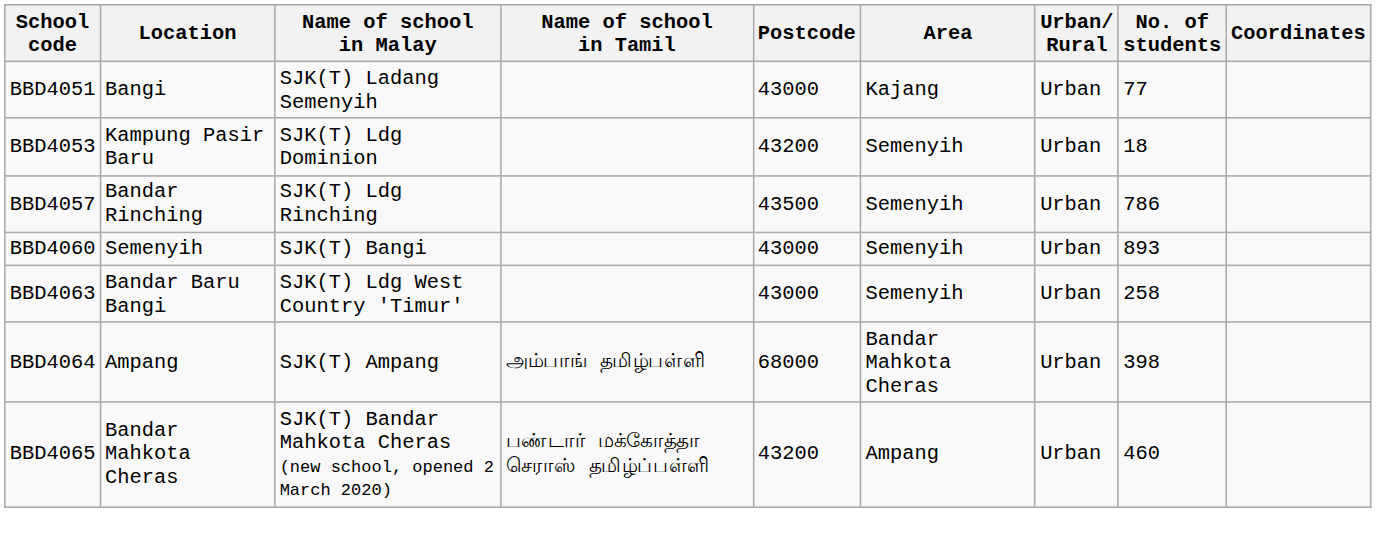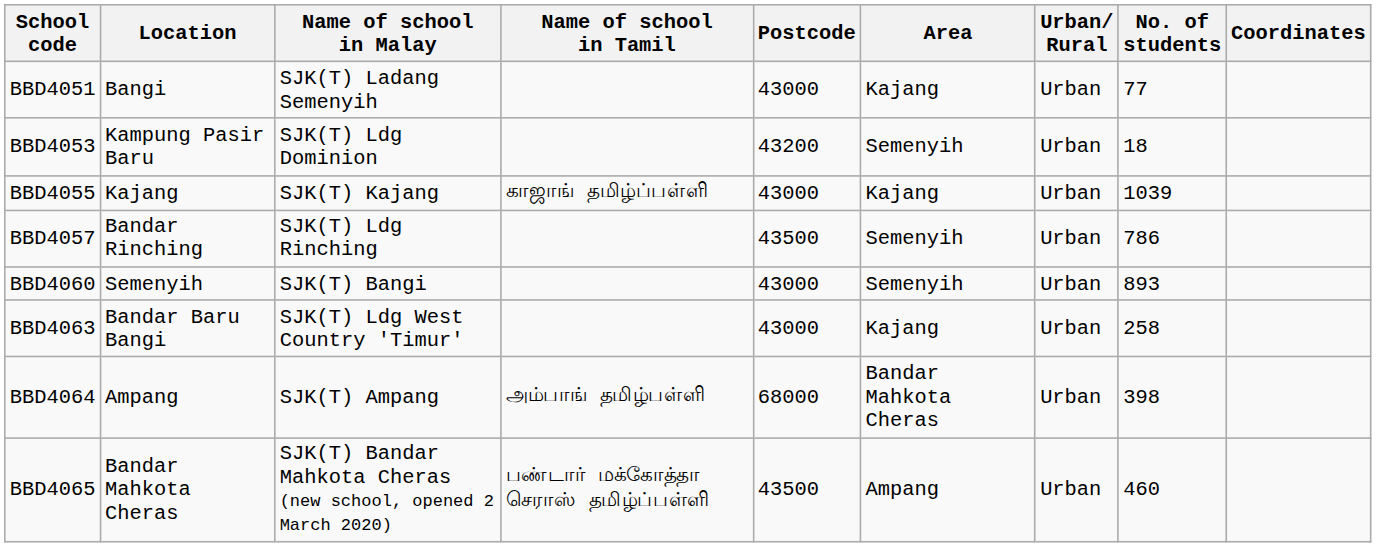+ row: (53, 193)
(915, 294) Semenyih -> (902, 329) Kajang
(788, 454) 43200 -> (788, 489) 43500
